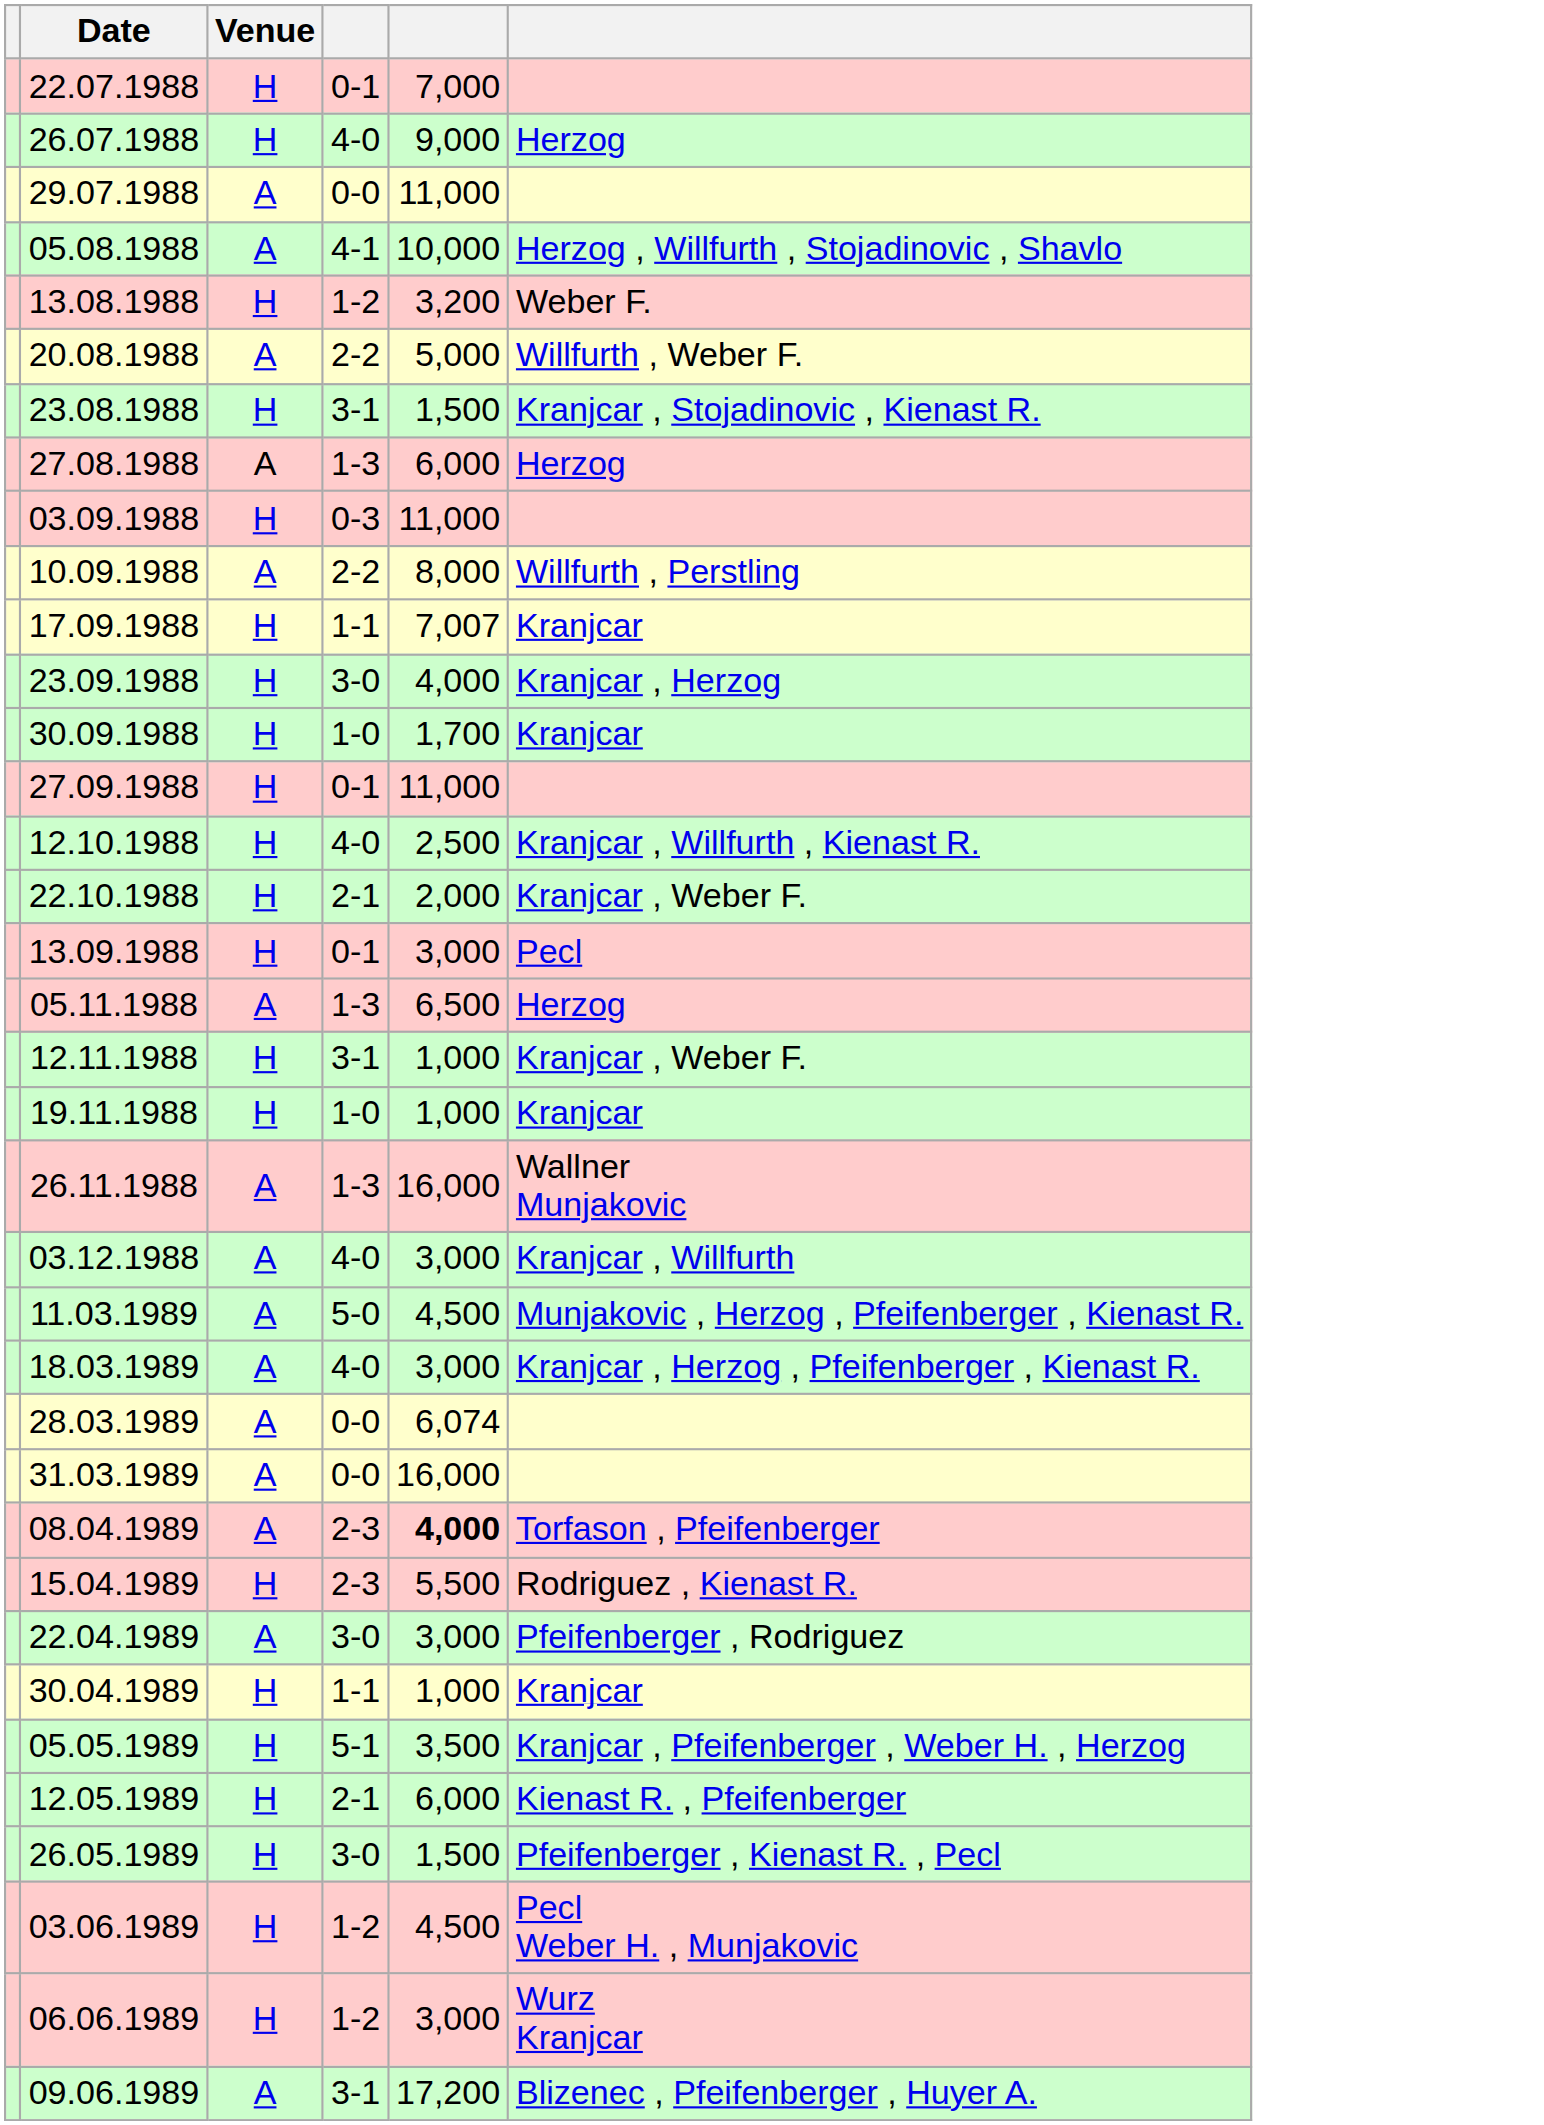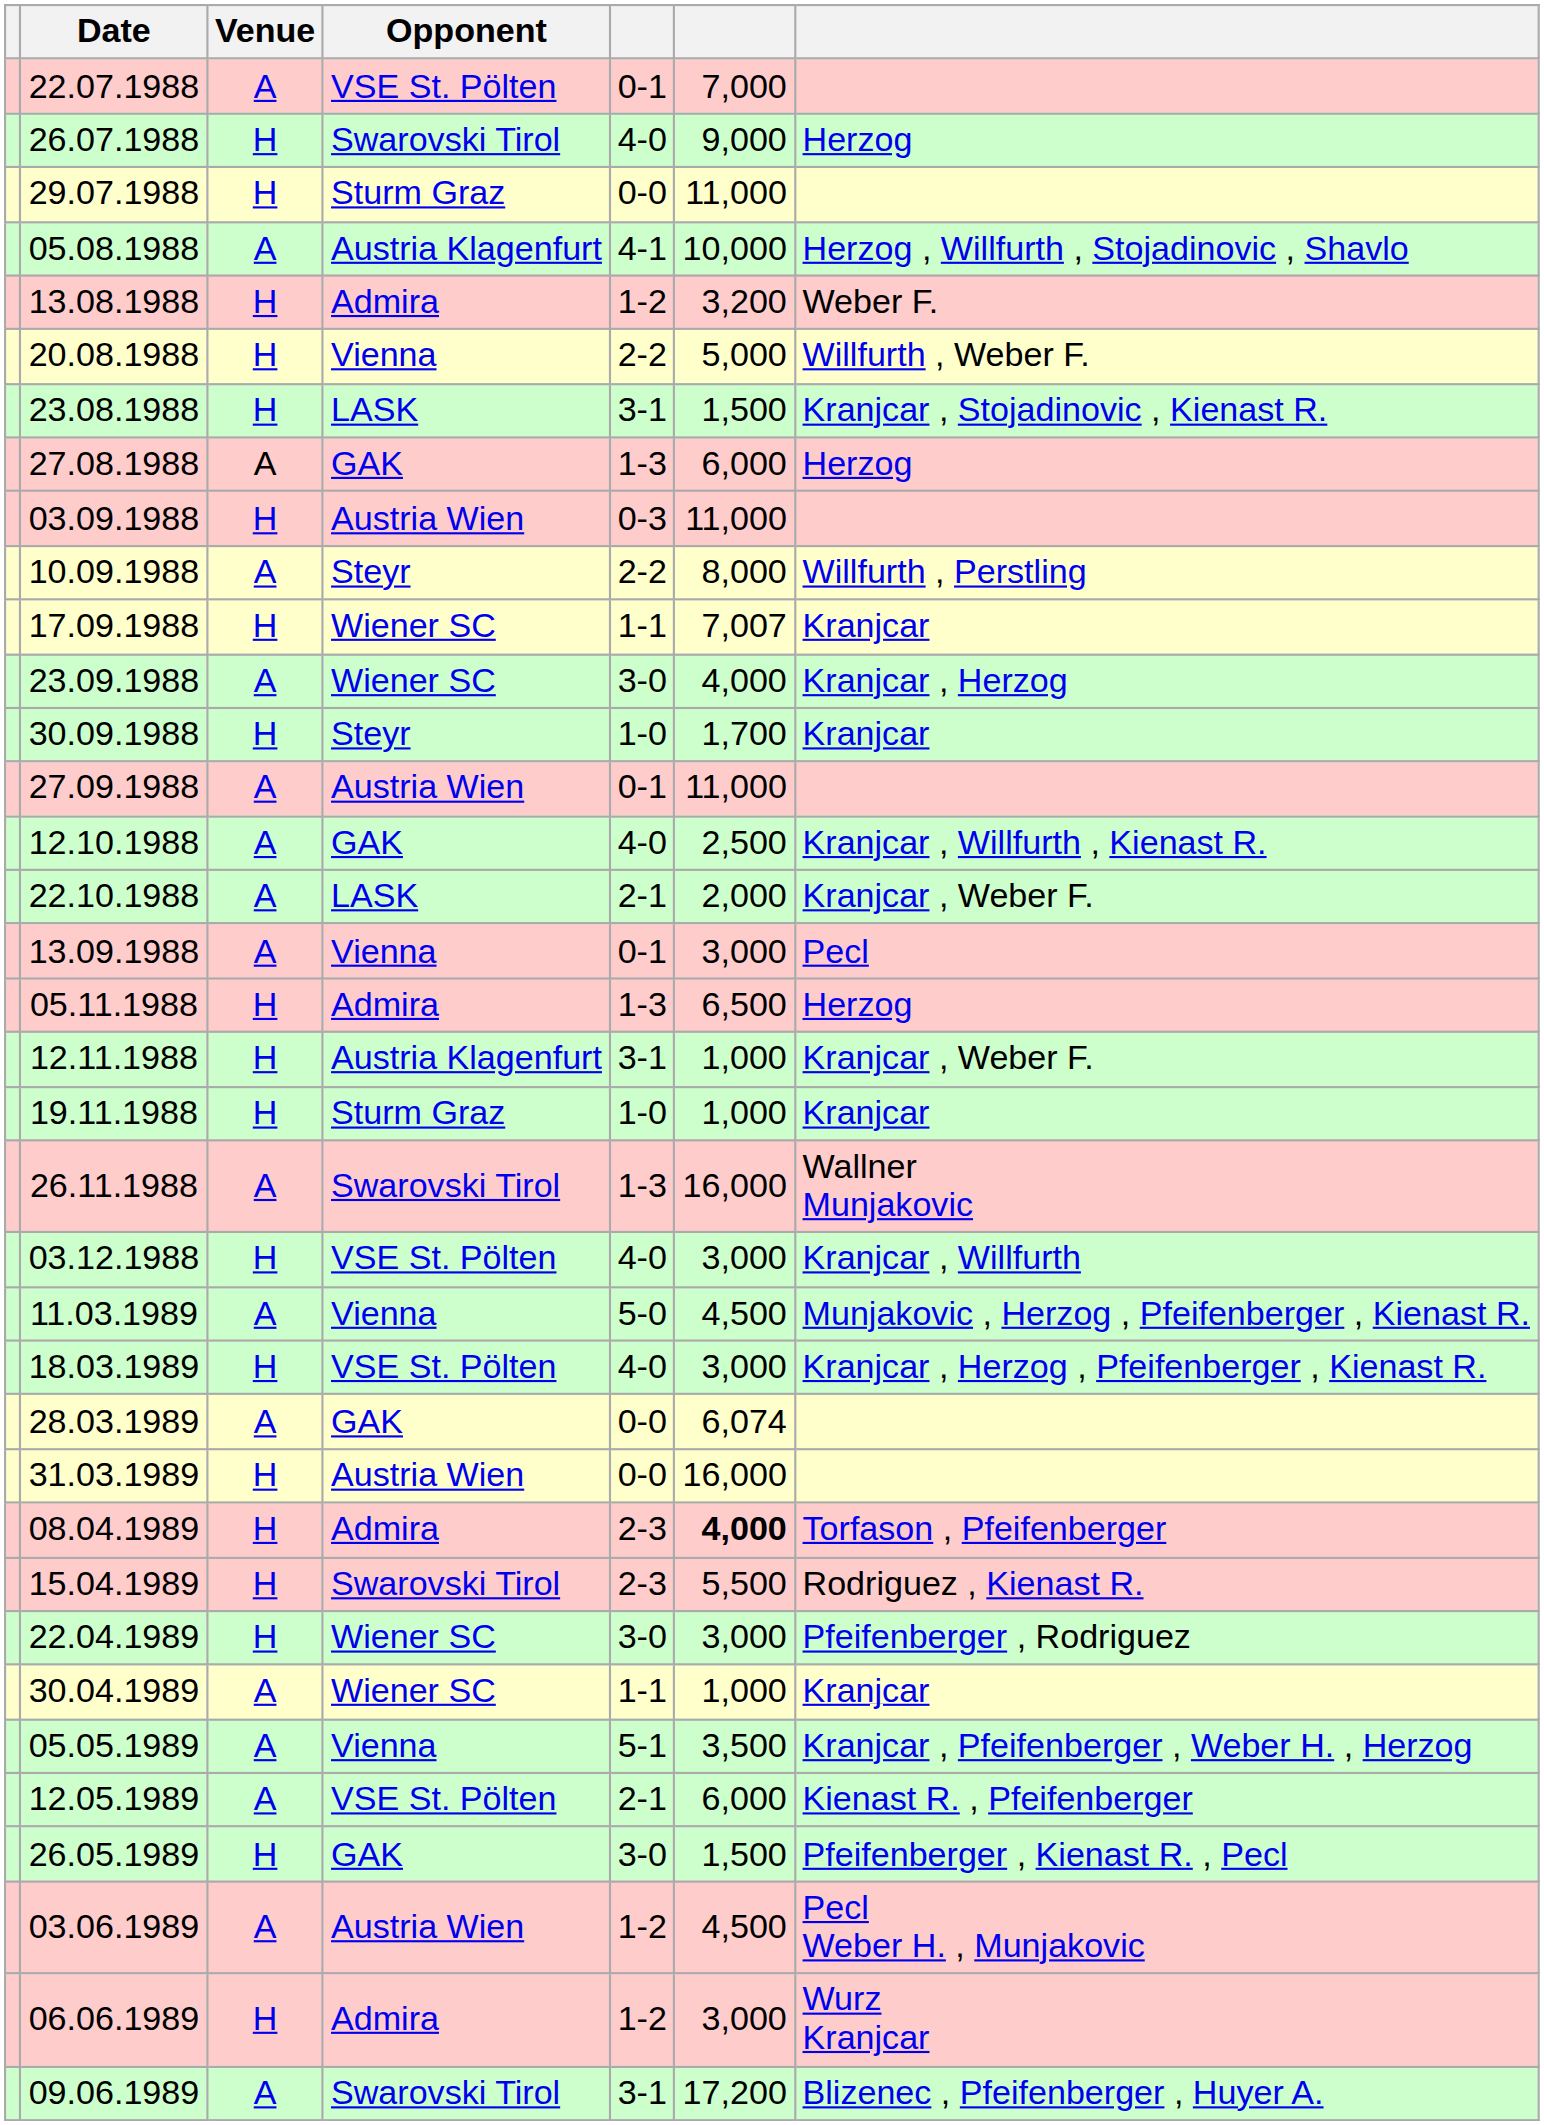+ column: (466, 31)
(265, 85) H -> (265, 85) A
(265, 193) A -> (265, 193) H
(265, 355) A -> (265, 355) H
(265, 680) H -> (265, 680) A
(265, 788) H -> (265, 788) A
(265, 842) H -> (265, 842) A
(265, 896) H -> (265, 896) A
(265, 950) H -> (265, 950) A
(265, 1004) A -> (265, 1004) H
(265, 1258) A -> (265, 1258) H
(265, 1367) A -> (265, 1367) H
(265, 1475) A -> (265, 1475) H
(265, 1529) A -> (265, 1529) H
(265, 1637) A -> (265, 1637) H
(265, 1691) H -> (265, 1691) A
(265, 1745) H -> (265, 1745) A
(265, 1799) H -> (265, 1799) A
(265, 1926) H -> (265, 1926) A
